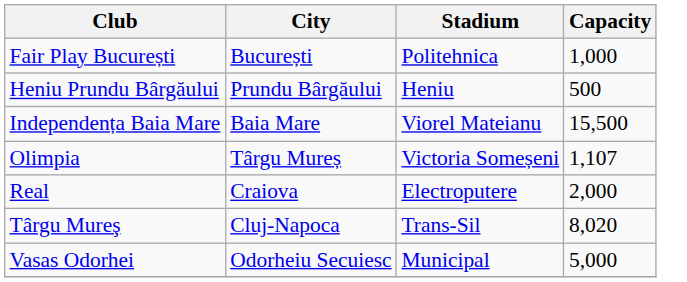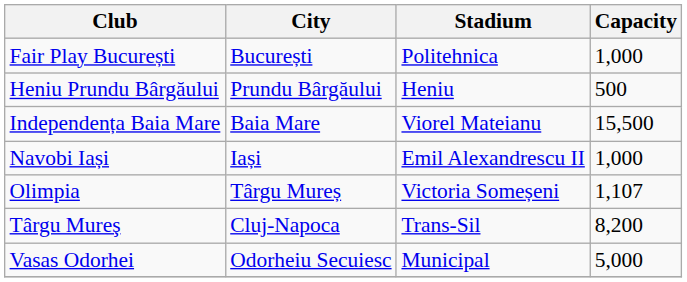+ row: (59, 157)
- row: (29, 191)
(593, 225) 8,020 -> (619, 225) 8,200
